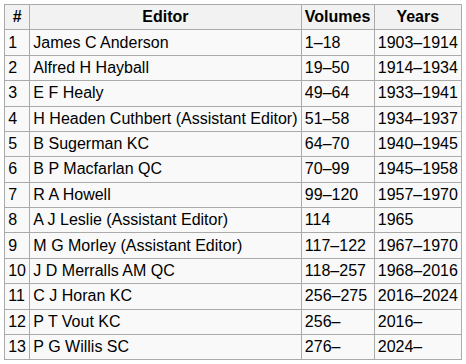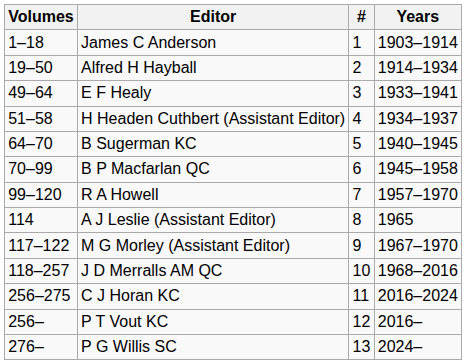columns swapped: (17, 17) <-> (338, 17)
